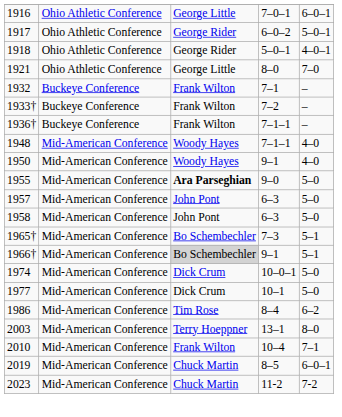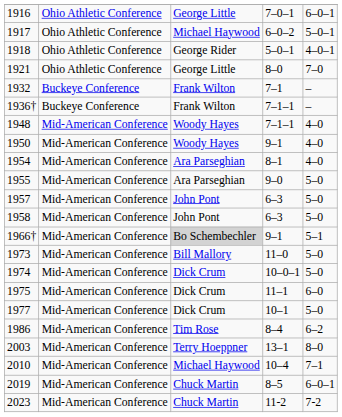(205, 32) George Rider -> (216, 32) Michael Haywood
- row: (22, 106)
+ row: (19, 161)
(212, 180) bold -> (209, 180) normal
- row: (22, 236)
+ row: (19, 254)
+ row: (19, 291)
(204, 347) Frank Wilton -> (216, 365) Michael Haywood
